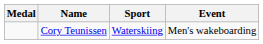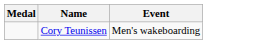- column: (137, 13)
